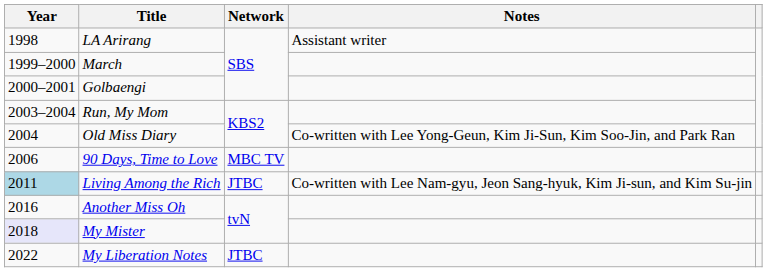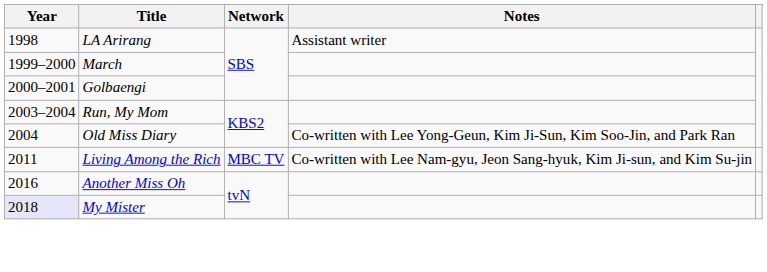- row: (150, 159)
(23, 183) lightblue background -> (23, 159) no background
(245, 183) JTBC -> (256, 159) MBC TV
- row: (145, 254)
